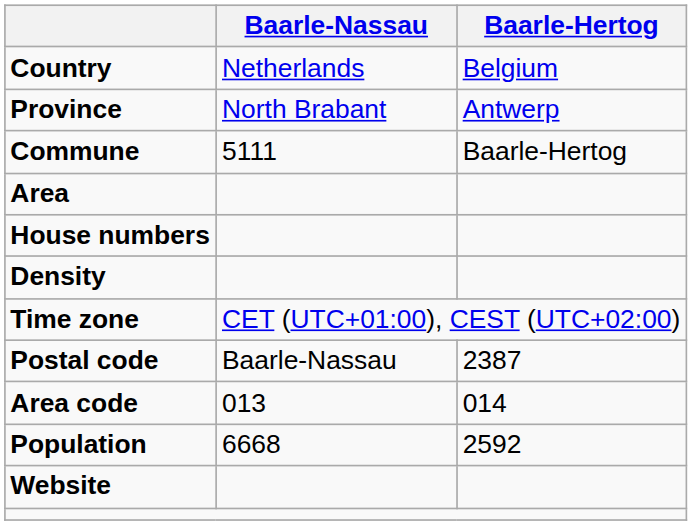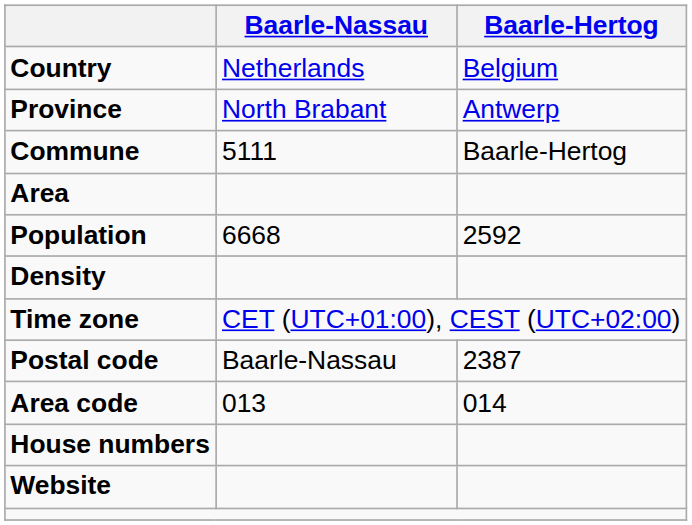rows swapped: (79, 444) <-> (110, 235)
